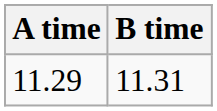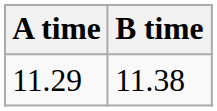(150, 79) 11.31 -> (150, 79) 11.38
